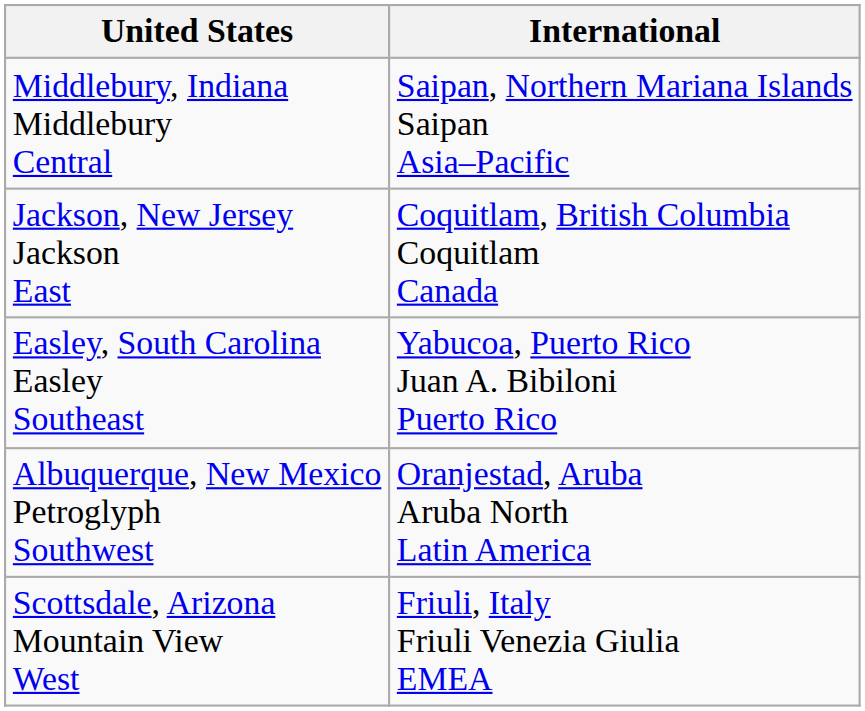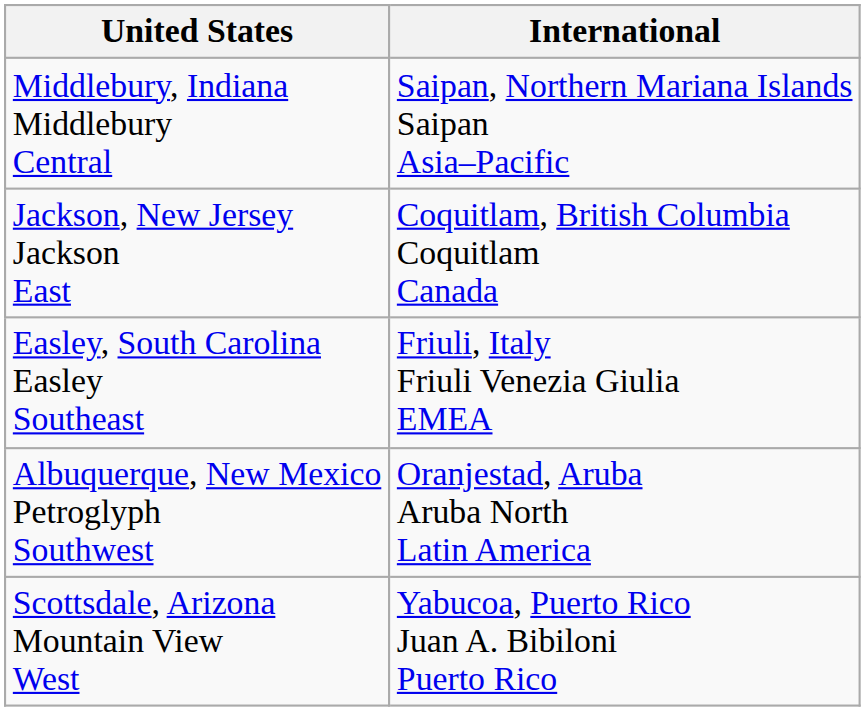(544, 381) Yabucoa, Puerto Rico Juan A. Bibiloni Puerto Rico -> (538, 381) Friuli, Italy Friuli Venezia Giulia EMEA
(538, 640) Friuli, Italy Friuli Venezia Giulia EMEA -> (544, 640) Yabucoa, Puerto Rico Juan A. Bibiloni Puerto Rico
